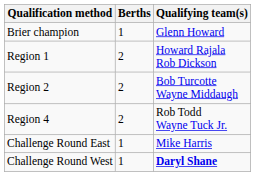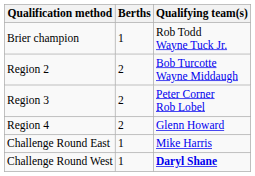(190, 31) Glenn Howard -> (192, 38) Rob Todd Wayne Tuck Jr.
- row: (28, 56)
+ row: (28, 100)
(192, 119) Rob Todd Wayne Tuck Jr. -> (190, 125) Glenn Howard
